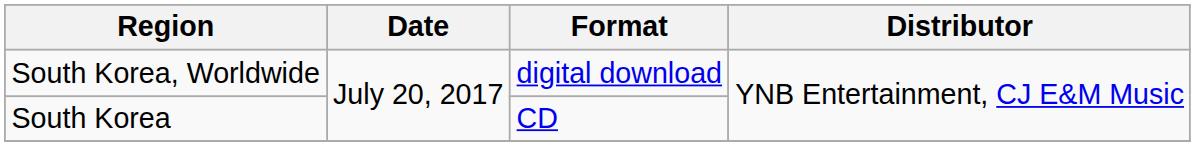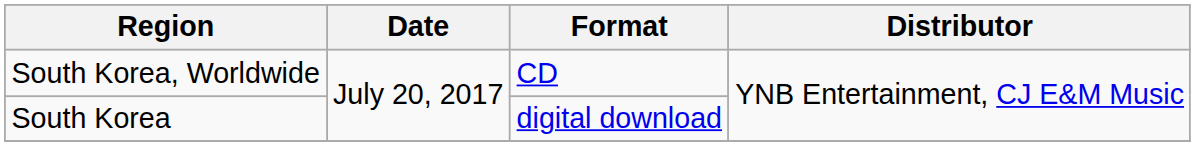(619, 72) digital download -> (537, 72) CD
(537, 118) CD -> (619, 118) digital download
